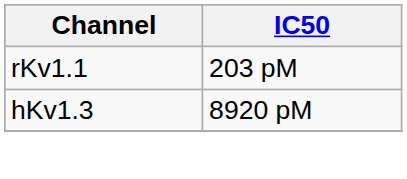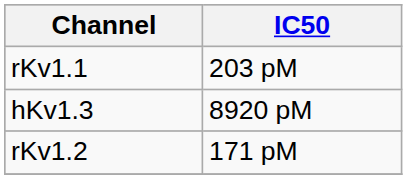+ row: (49, 151)
